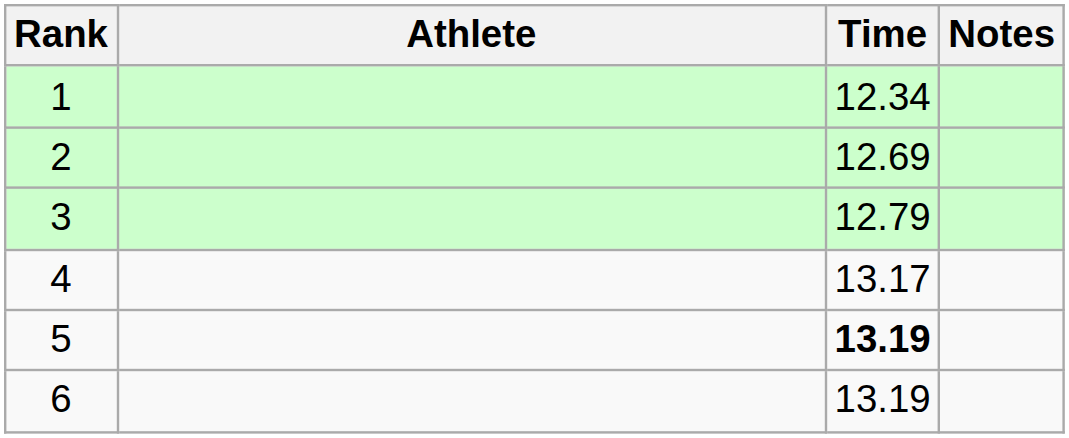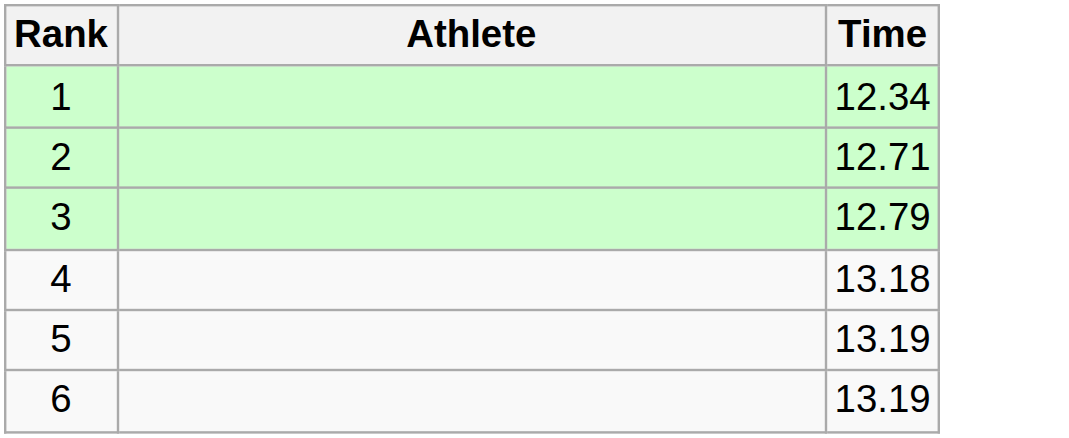- column: (1002, 34)
(883, 156) 12.69 -> (883, 156) 12.71
(883, 278) 13.17 -> (883, 278) 13.18
(883, 339) bold -> (883, 339) normal
